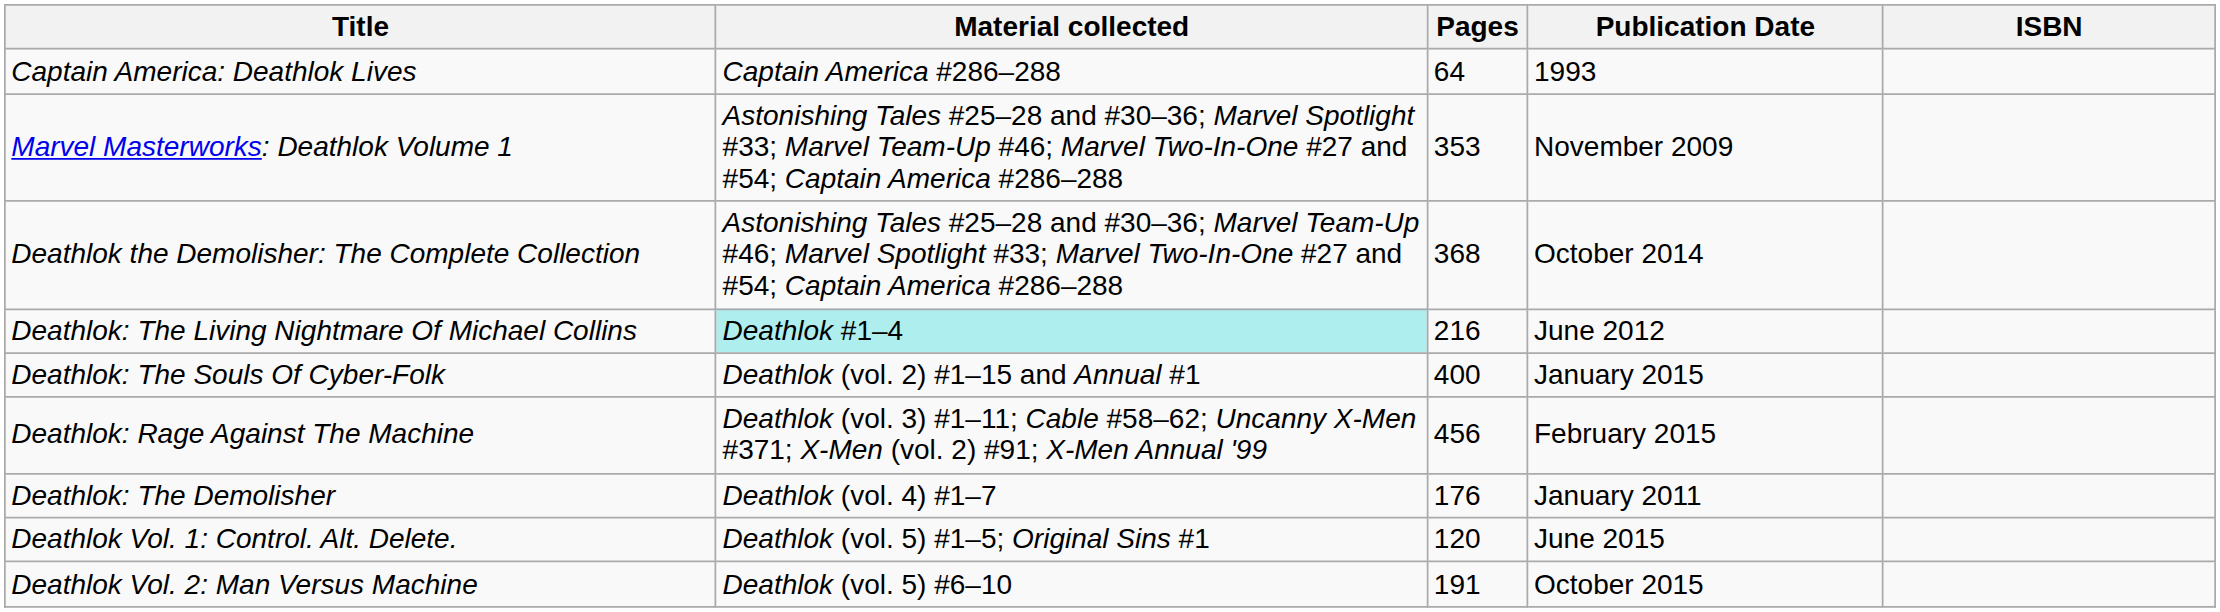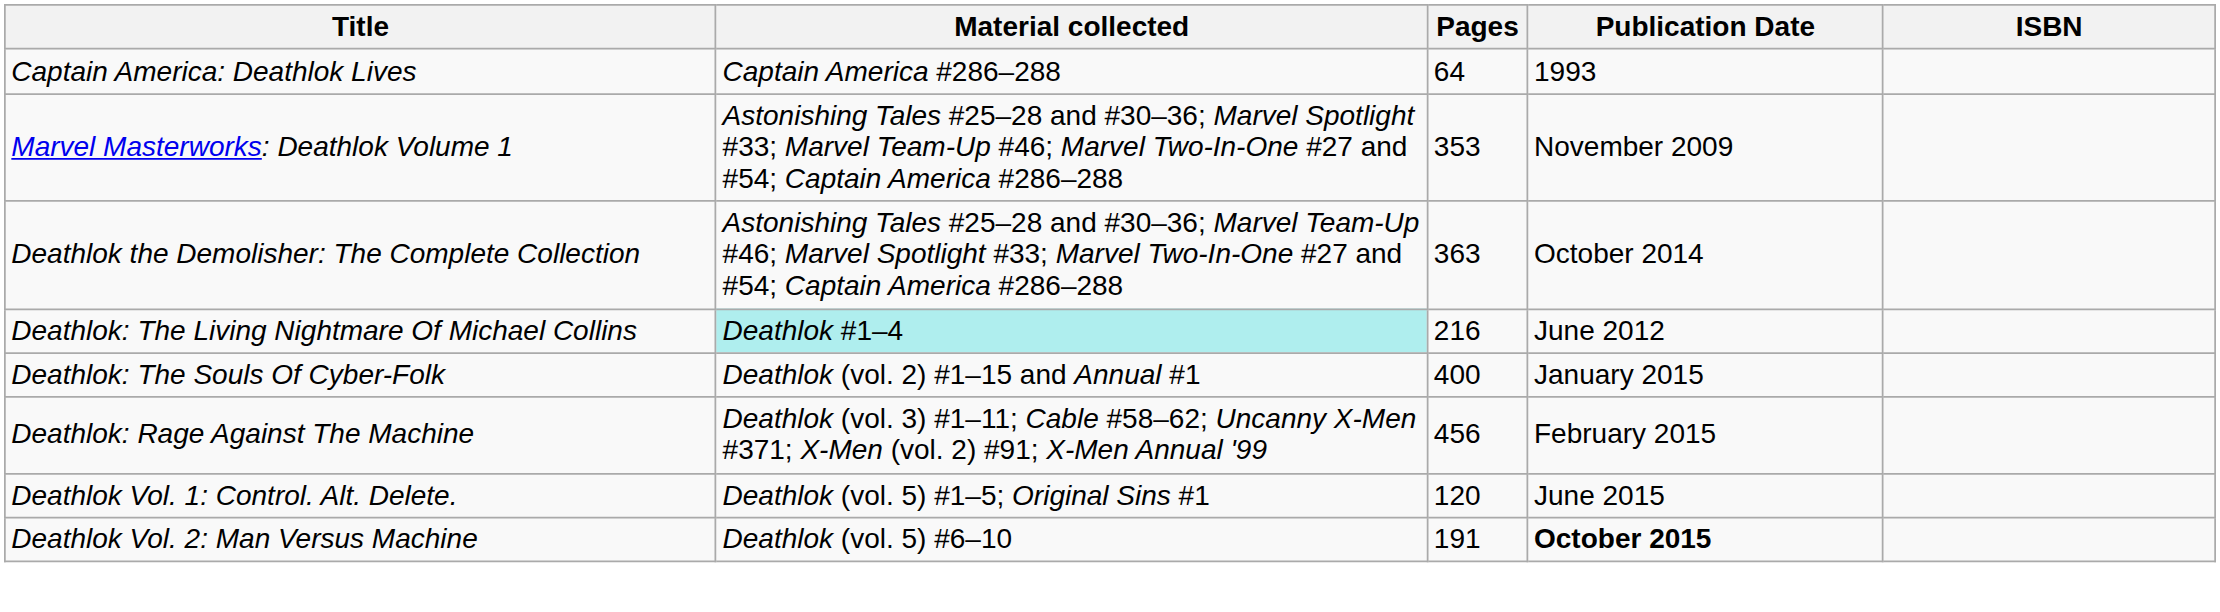(1457, 254) 368 -> (1457, 254) 363
- row: (173, 495)
(1619, 583) normal -> (1623, 539) bold
